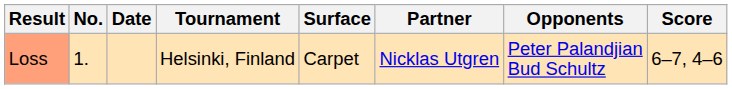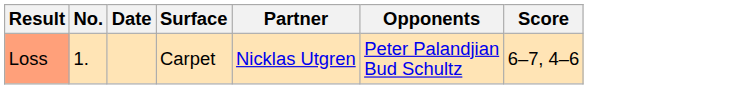- column: (228, 19)
